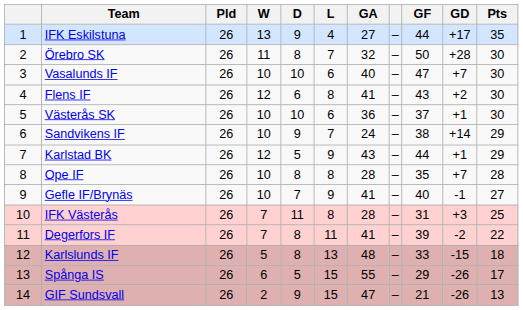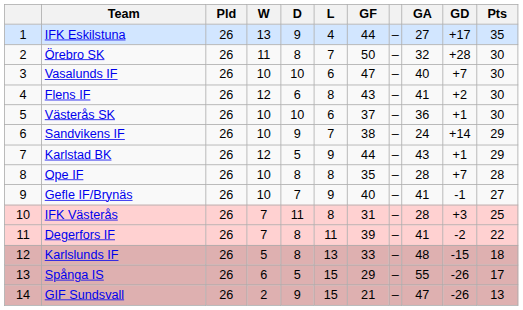columns swapped: (422, 14) <-> (368, 14)
